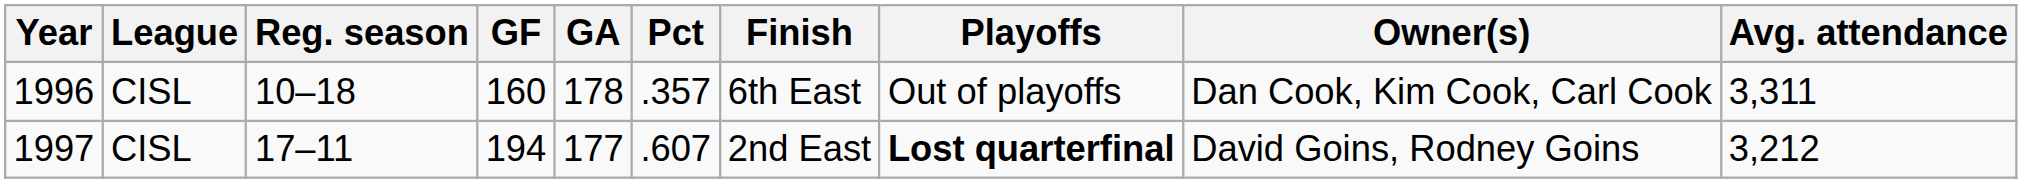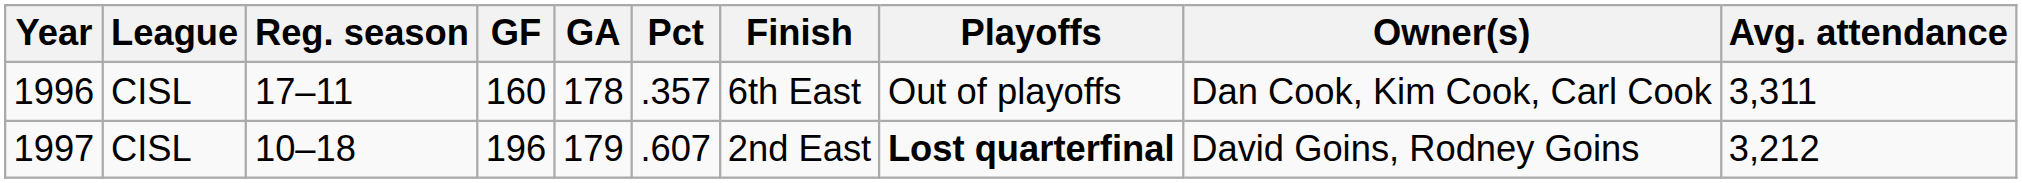(305, 90) 10–18 -> (304, 90) 17–11
(304, 148) 17–11 -> (305, 148) 10–18
(516, 148) 194 -> (516, 148) 196
(593, 148) 177 -> (593, 148) 179
